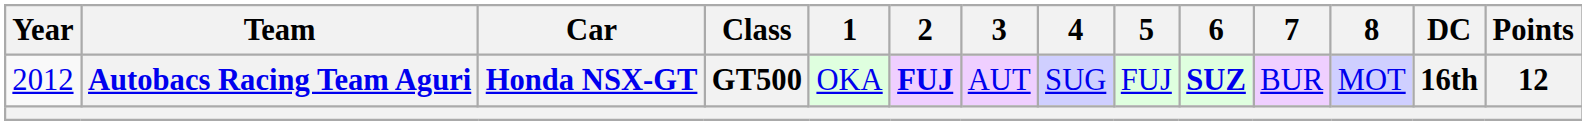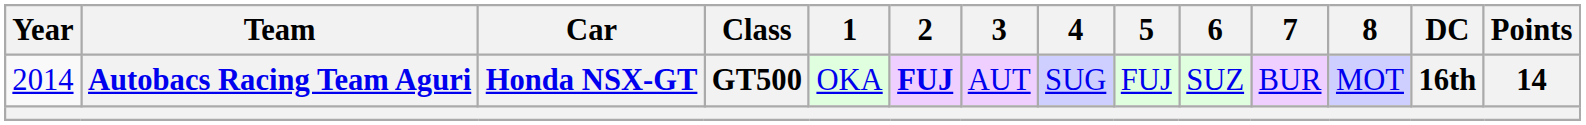(43, 79) 2012 -> (43, 79) 2014
(1216, 79) bold -> (1215, 79) normal
(1533, 79) 12 -> (1532, 79) 14
